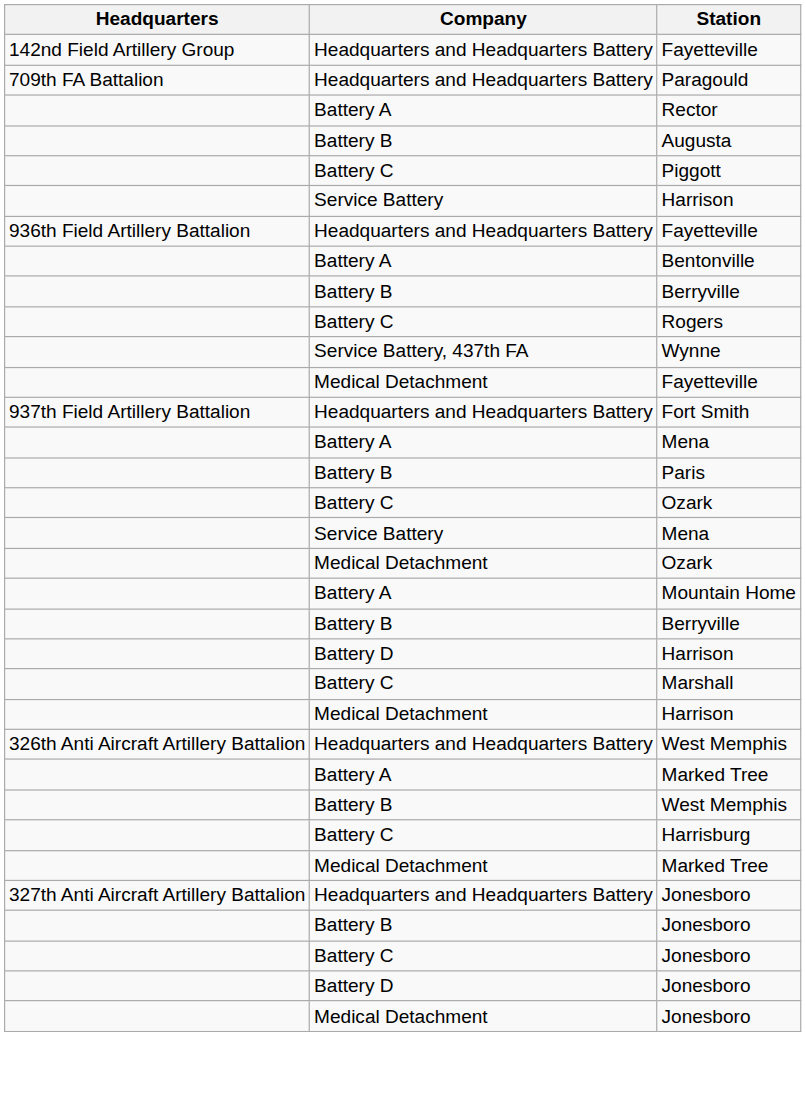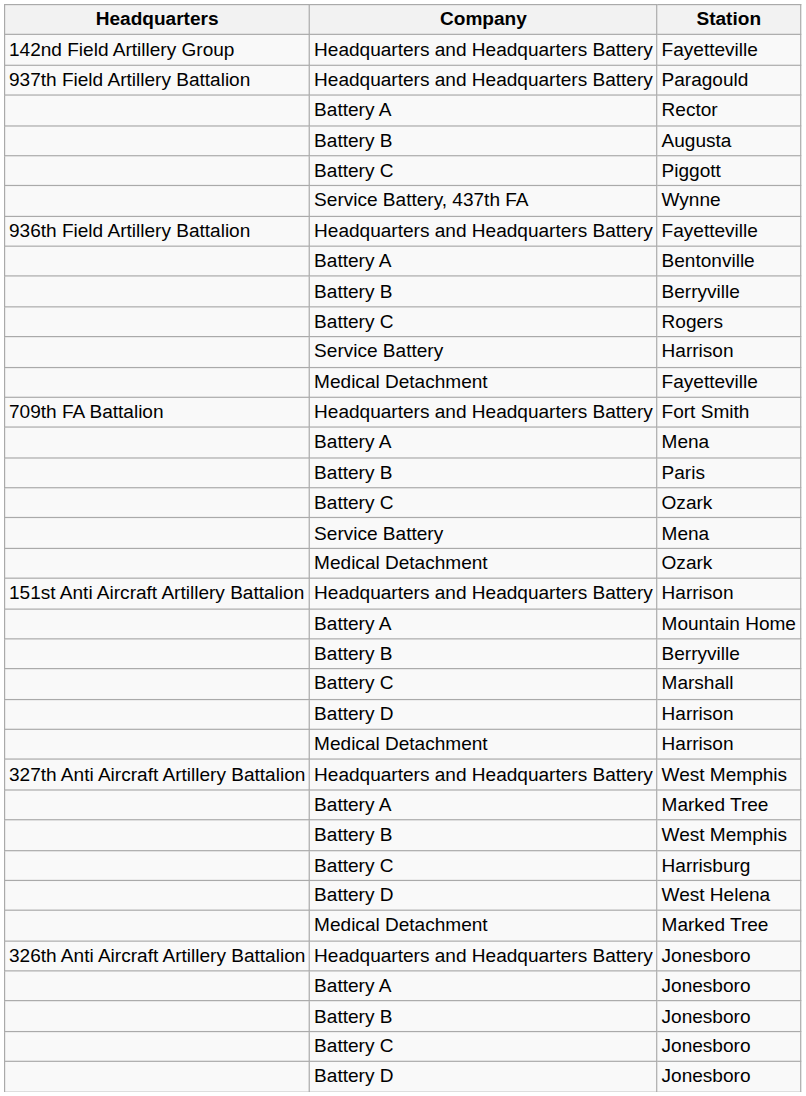(86, 79) 709th FA Battalion -> (130, 79) 937th Field Artillery Battalion
rows swapped: (421, 351) <-> (379, 200)
(130, 412) 937th Field Artillery Battalion -> (86, 412) 709th FA Battalion
+ row: (483, 593)
rows swapped: (354, 683) <-> (354, 653)
(157, 744) 326th Anti Aircraft Artillery Battalion -> (157, 774) 327th Anti Aircraft Artillery Battalion
+ row: (354, 895)
(157, 895) 327th Anti Aircraft Artillery Battalion -> (157, 955) 326th Anti Aircraft Artillery Battalion
+ row: (353, 985)
- row: (401, 1016)
